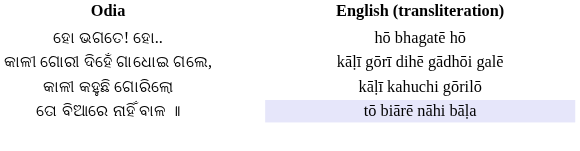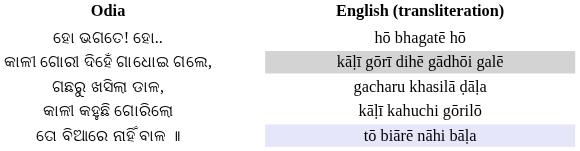(420, 62) no background -> (420, 62) lightgrey background
+ row: (108, 86)
